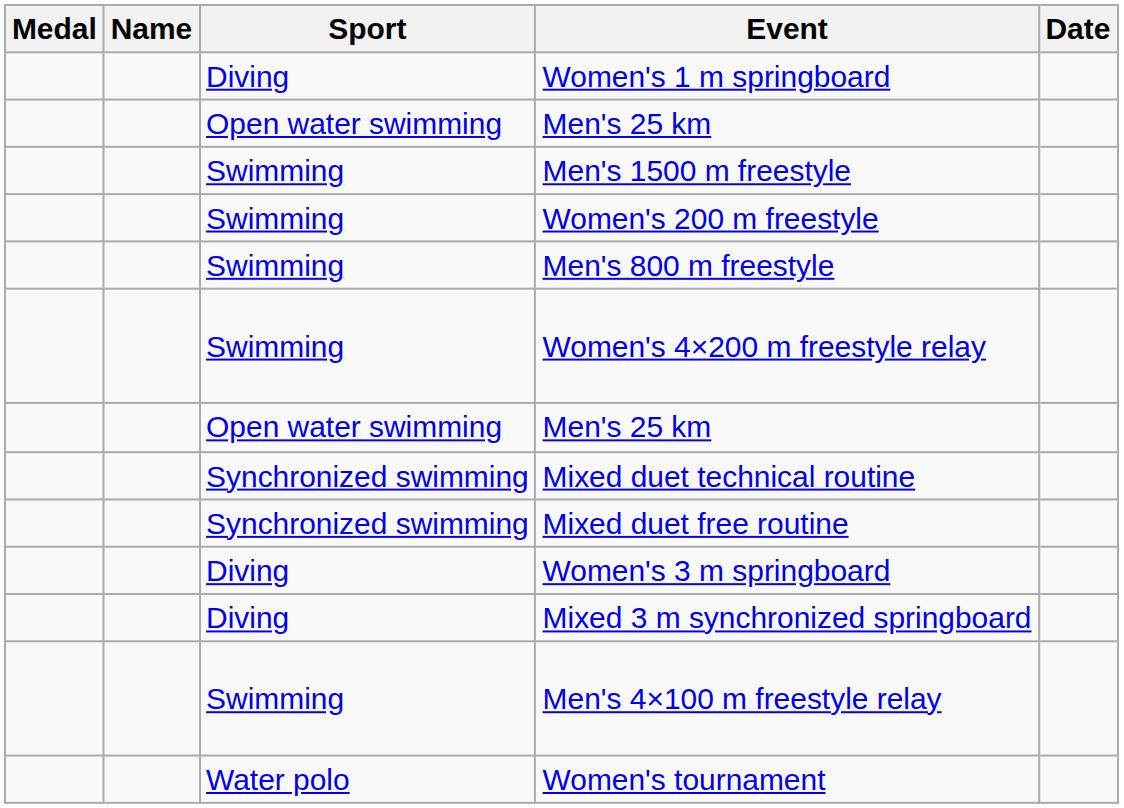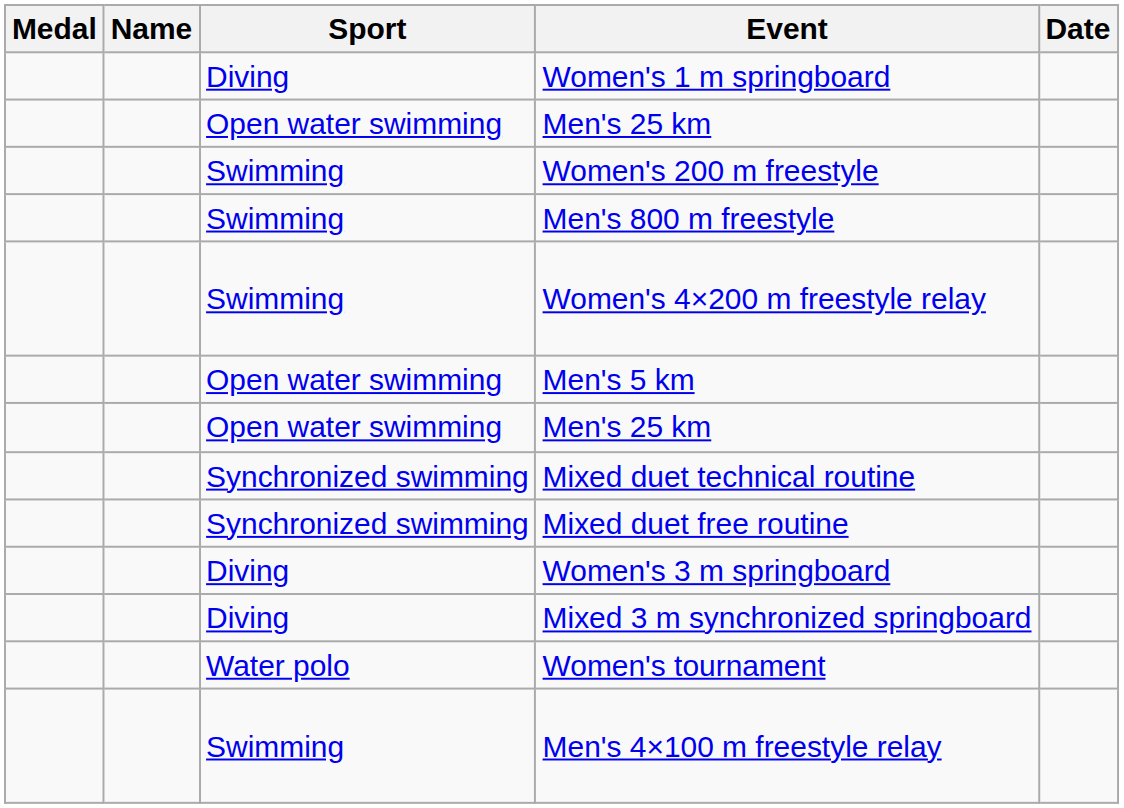- row: (275, 171)
+ row: (354, 380)
rows swapped: (275, 698) <-> (278, 779)
